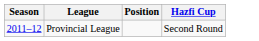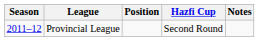+ column: (240, 12)
